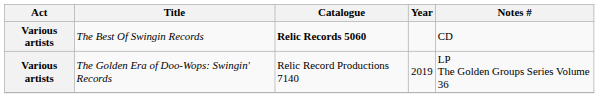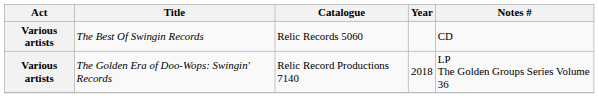(322, 36) bold -> (320, 36) normal
(422, 72) 2019 -> (422, 72) 2018
